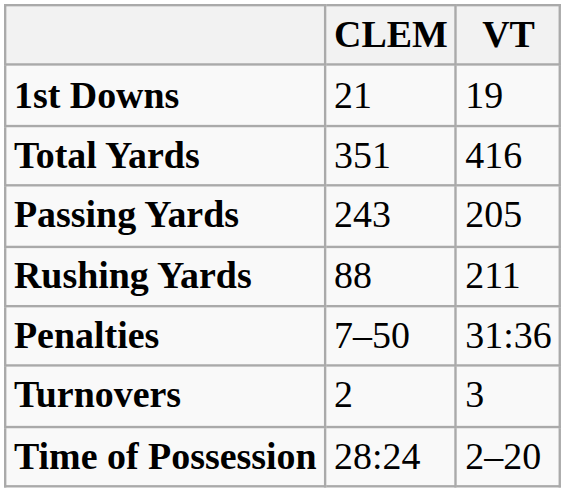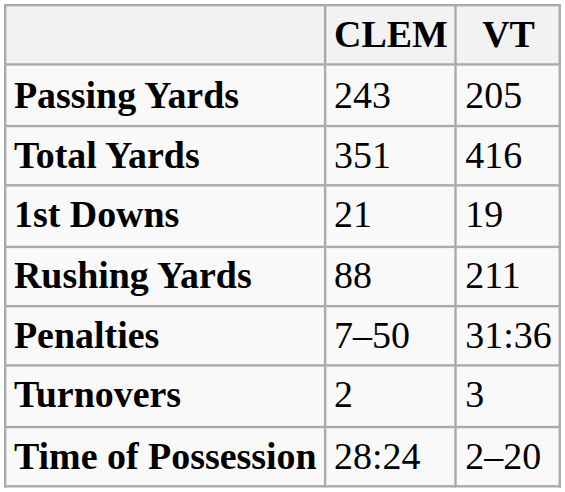rows swapped: (97, 94) <-> (126, 214)
